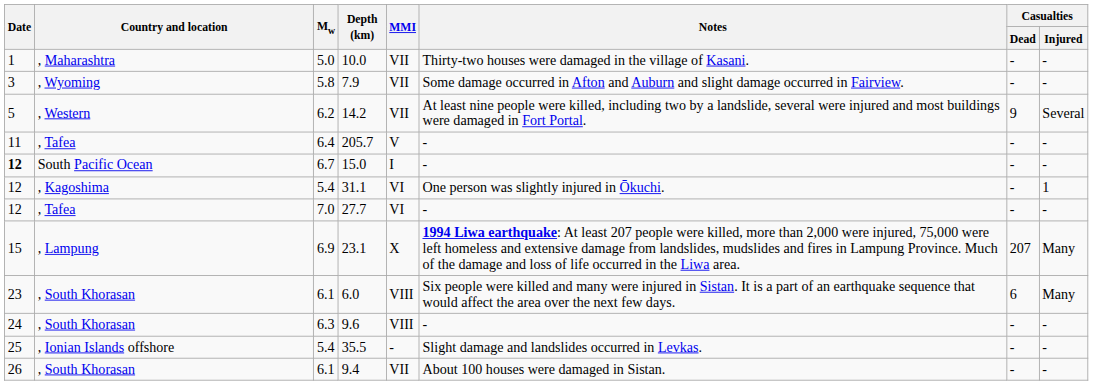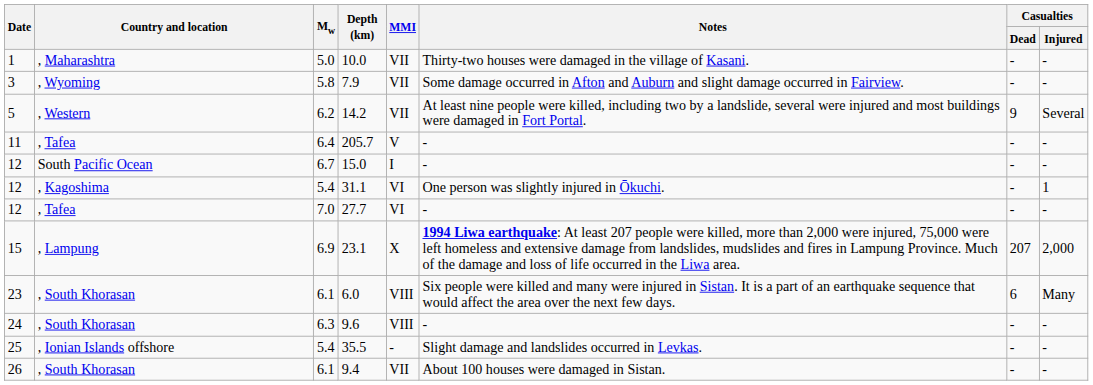(15, 165) bold -> (15, 165) normal
(1059, 248) Many -> (1058, 248) 2,000
